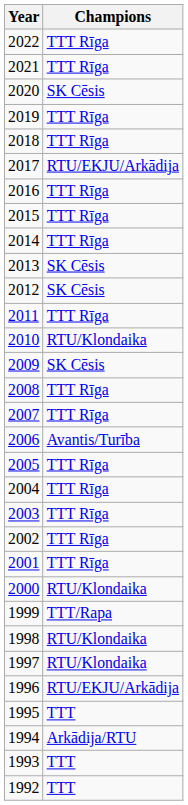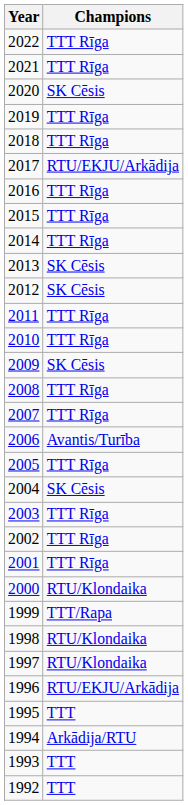(97, 340) RTU/Klondaika -> (78, 340) TTT Rīga
(78, 489) TTT Rīga -> (76, 489) SK Cēsis
